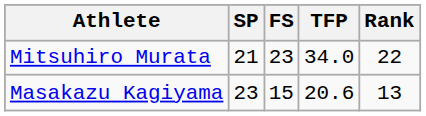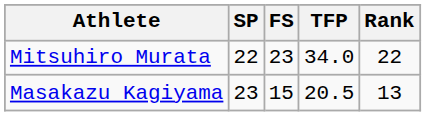(246, 57) 21 -> (246, 57) 22
(329, 93) 20.6 -> (329, 93) 20.5
